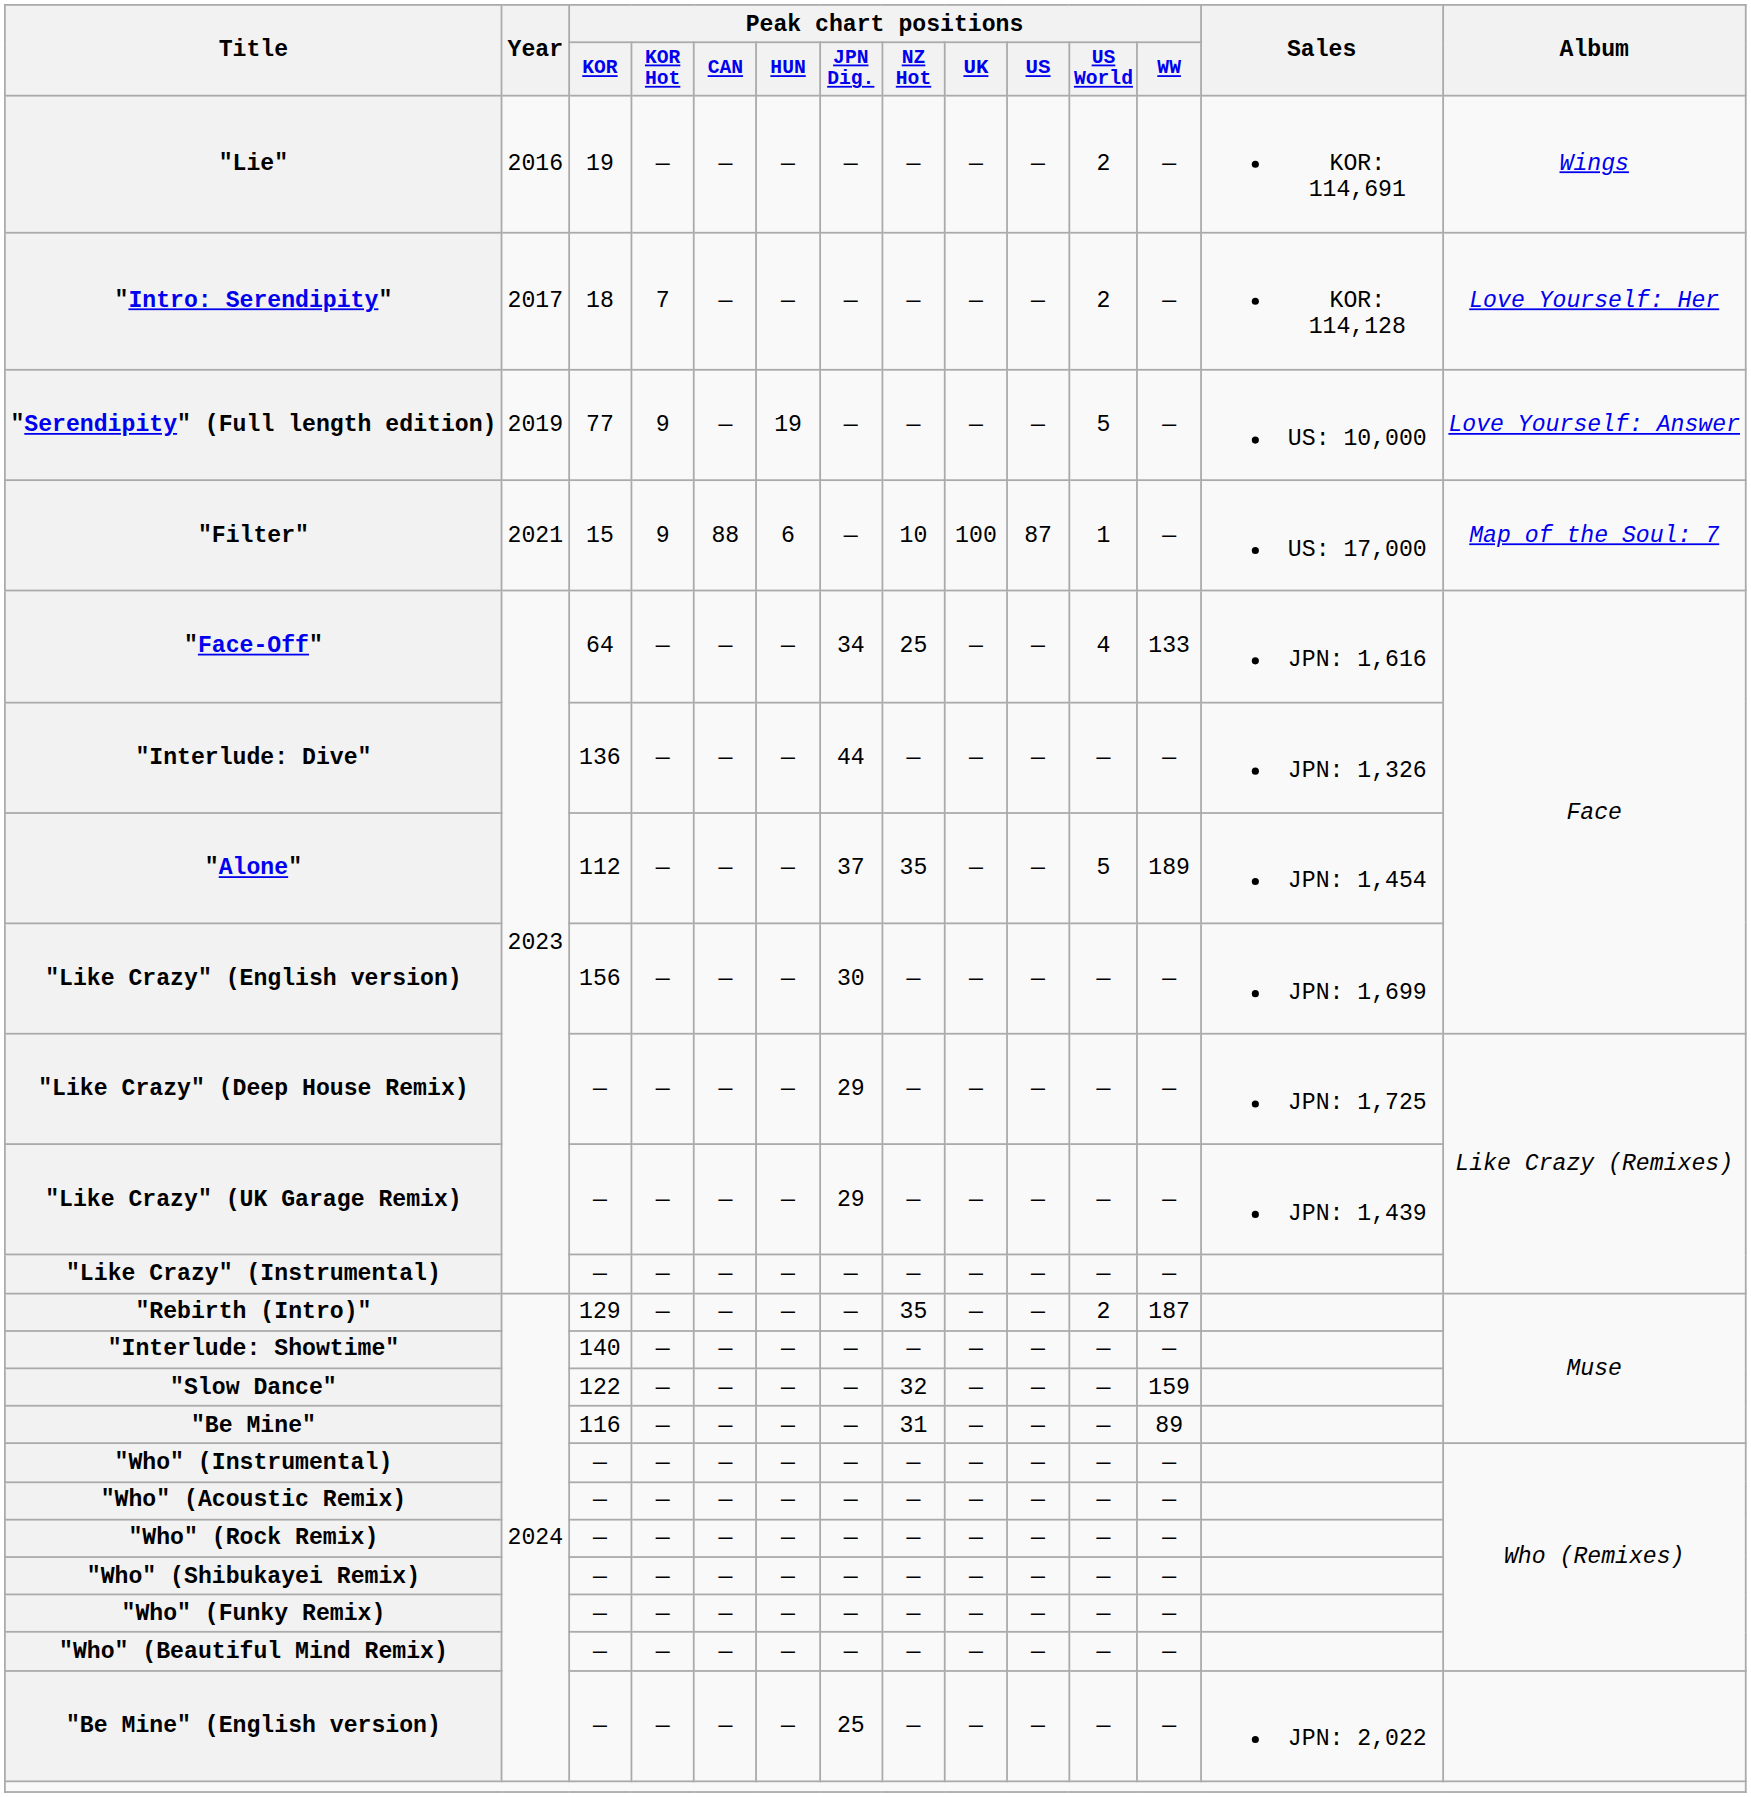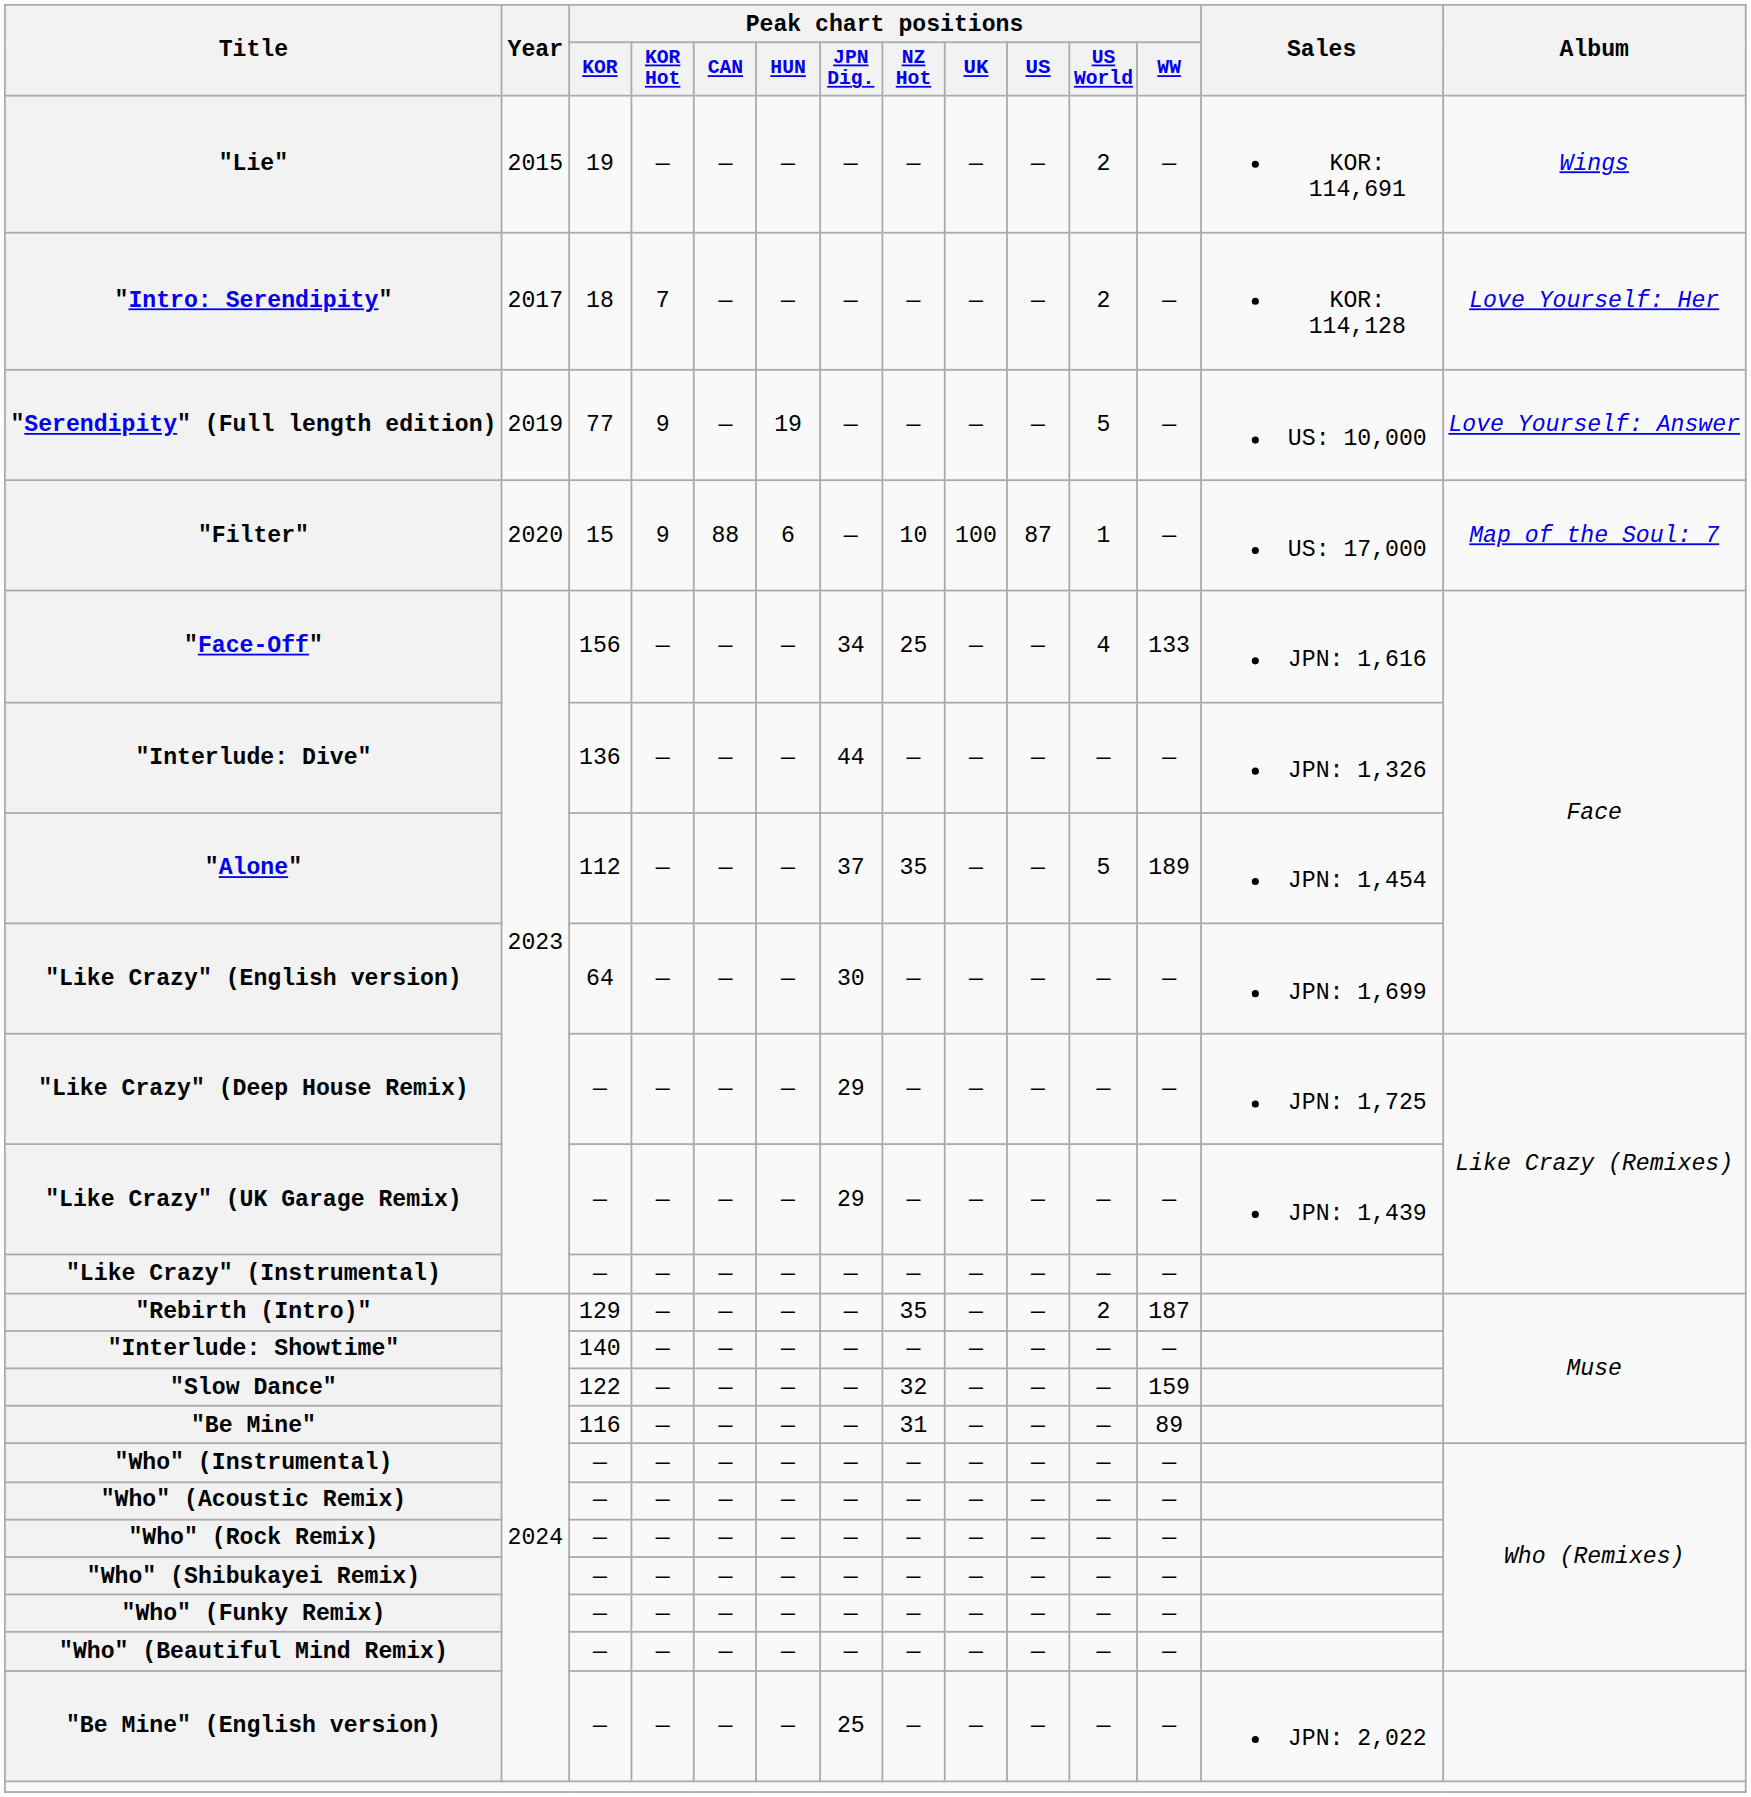(535, 164) 2016 -> (535, 164) 2015
(535, 536) 2021 -> (535, 536) 2020
(600, 646) 64 -> (600, 646) 156
(600, 979) 156 -> (600, 979) 64
